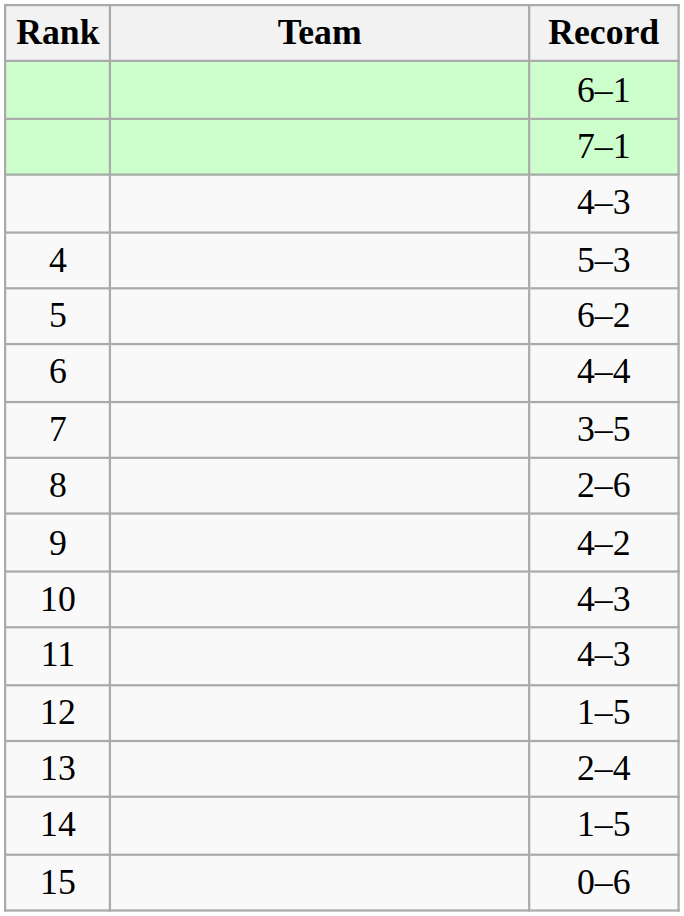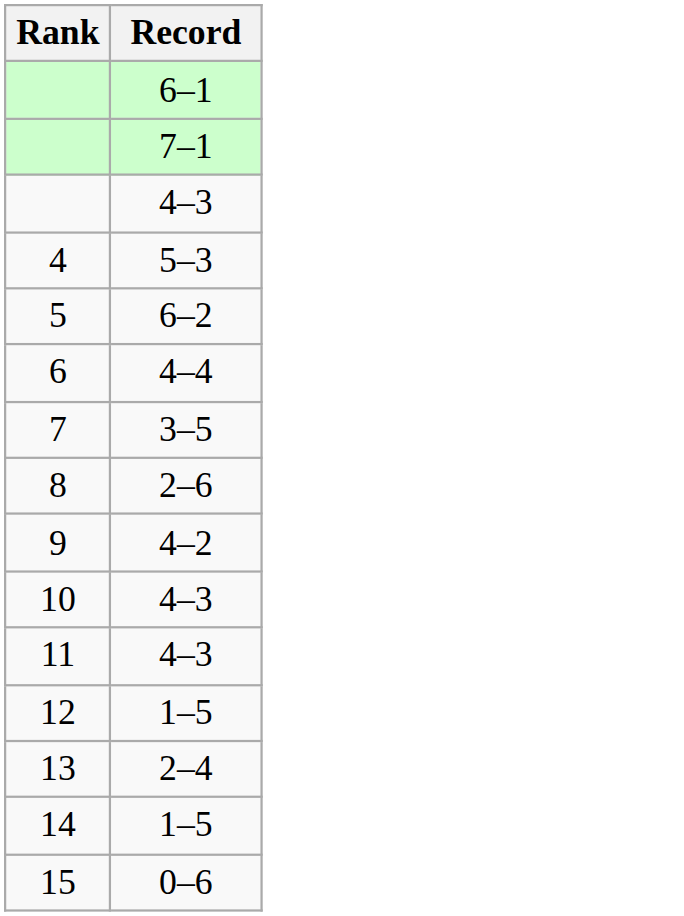- column: (320, 32)
